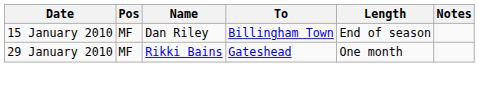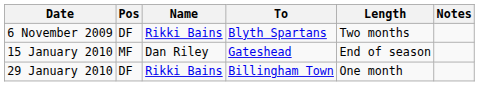+ row: (60, 33)
(281, 33) Billingham Town -> (260, 52) Gateshead
(126, 52) MF -> (126, 71) DF
(260, 52) Gateshead -> (281, 71) Billingham Town
